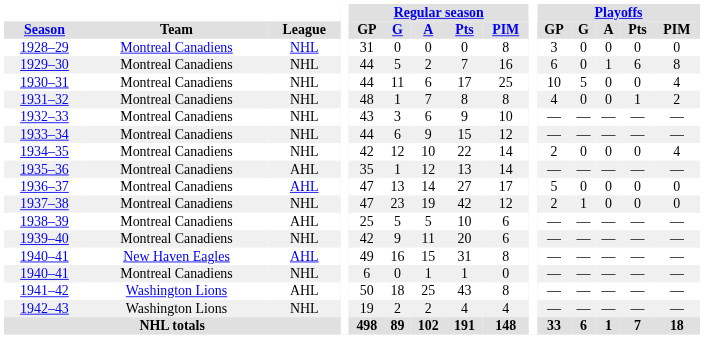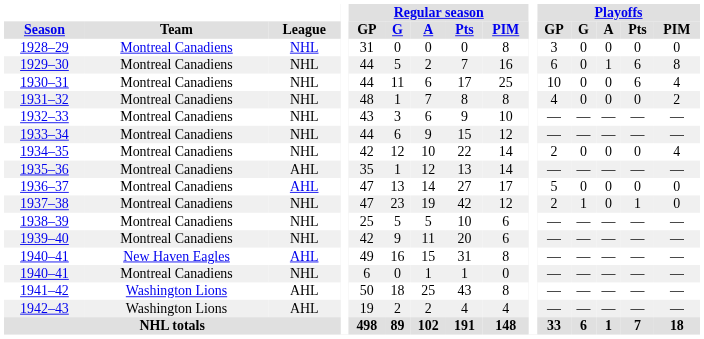(583, 82) 5 -> (583, 82) 0
(637, 82) 0 -> (637, 82) 6
(637, 99) 1 -> (637, 99) 0
(637, 204) 0 -> (637, 204) 1
(304, 221) AHL -> (304, 221) NHL
(304, 308) NHL -> (304, 308) AHL
